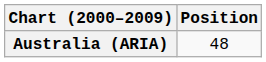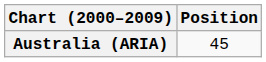(219, 44) 48 -> (219, 44) 45
